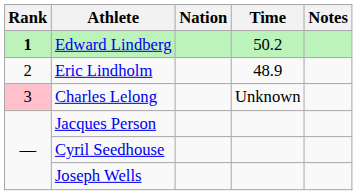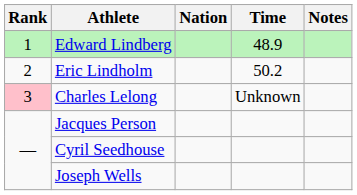(28, 44) bold -> (28, 44) normal
(268, 44) 50.2 -> (268, 44) 48.9
(268, 70) 48.9 -> (268, 70) 50.2
